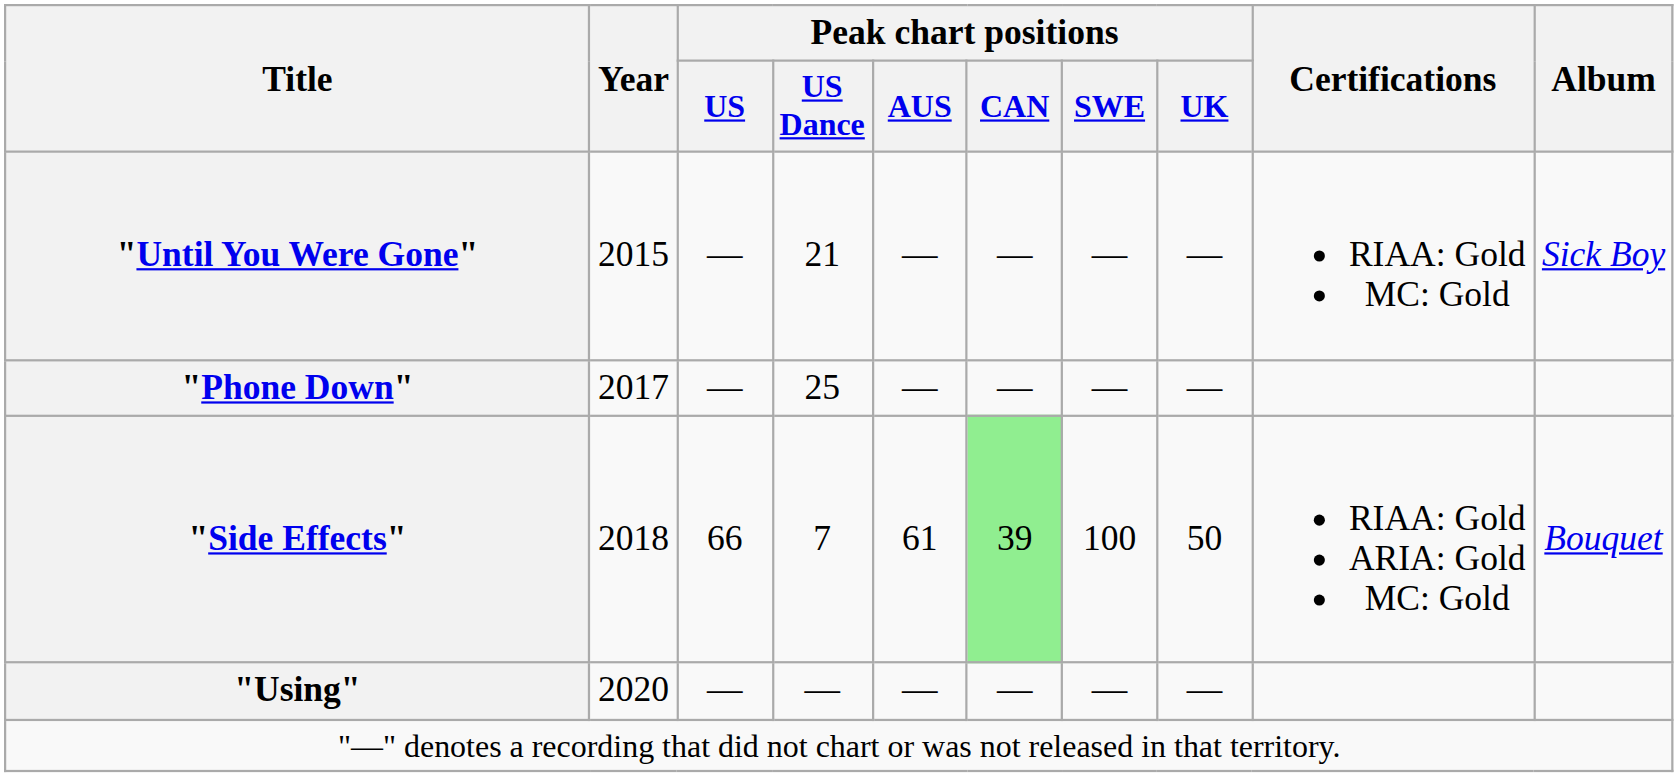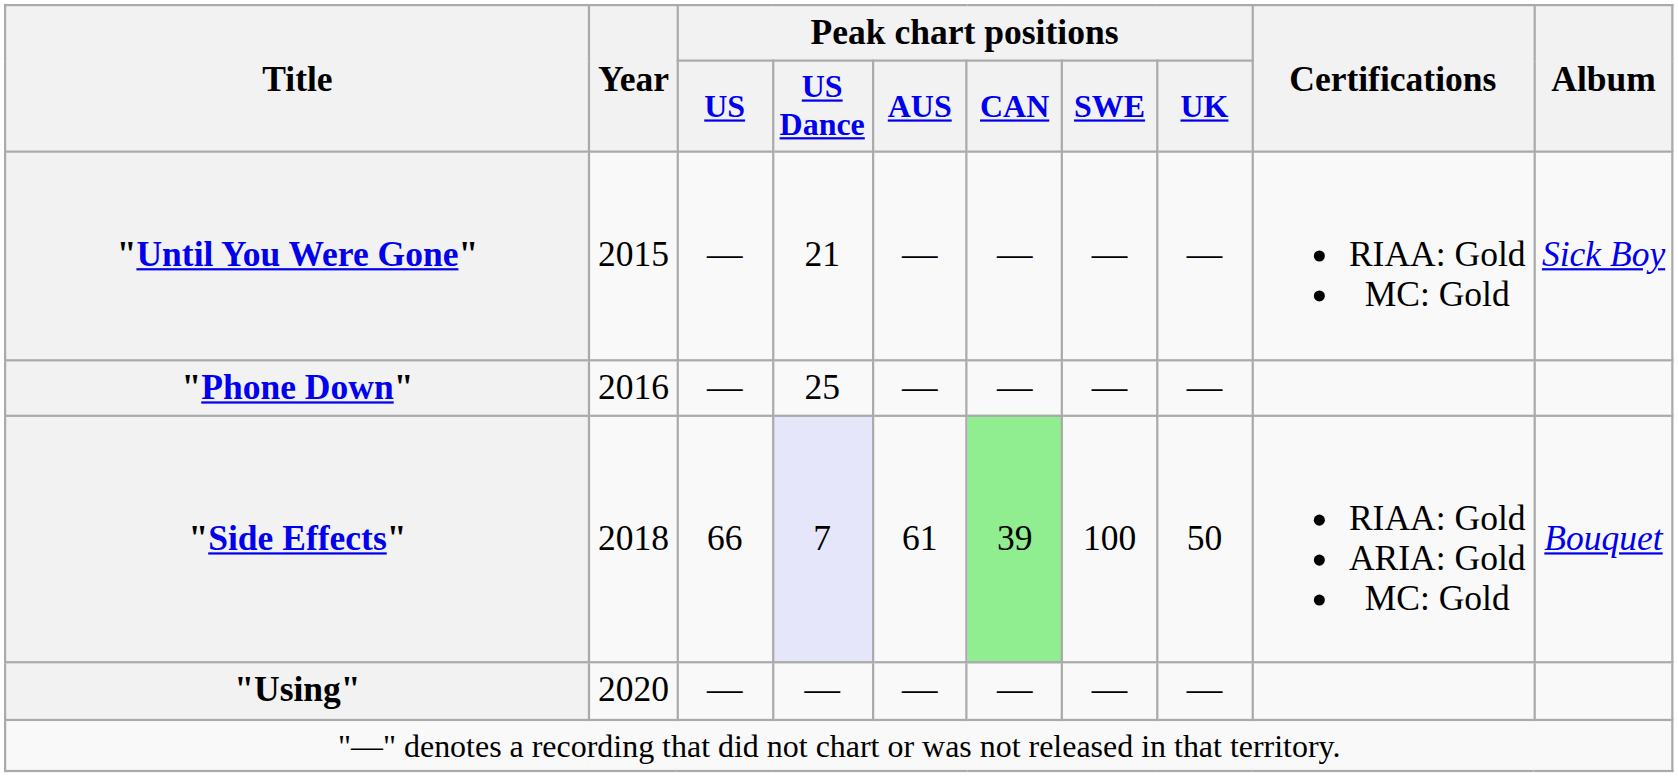(634, 386) 2017 -> (634, 386) 2016
(822, 538) no background -> (822, 538) lavender background
